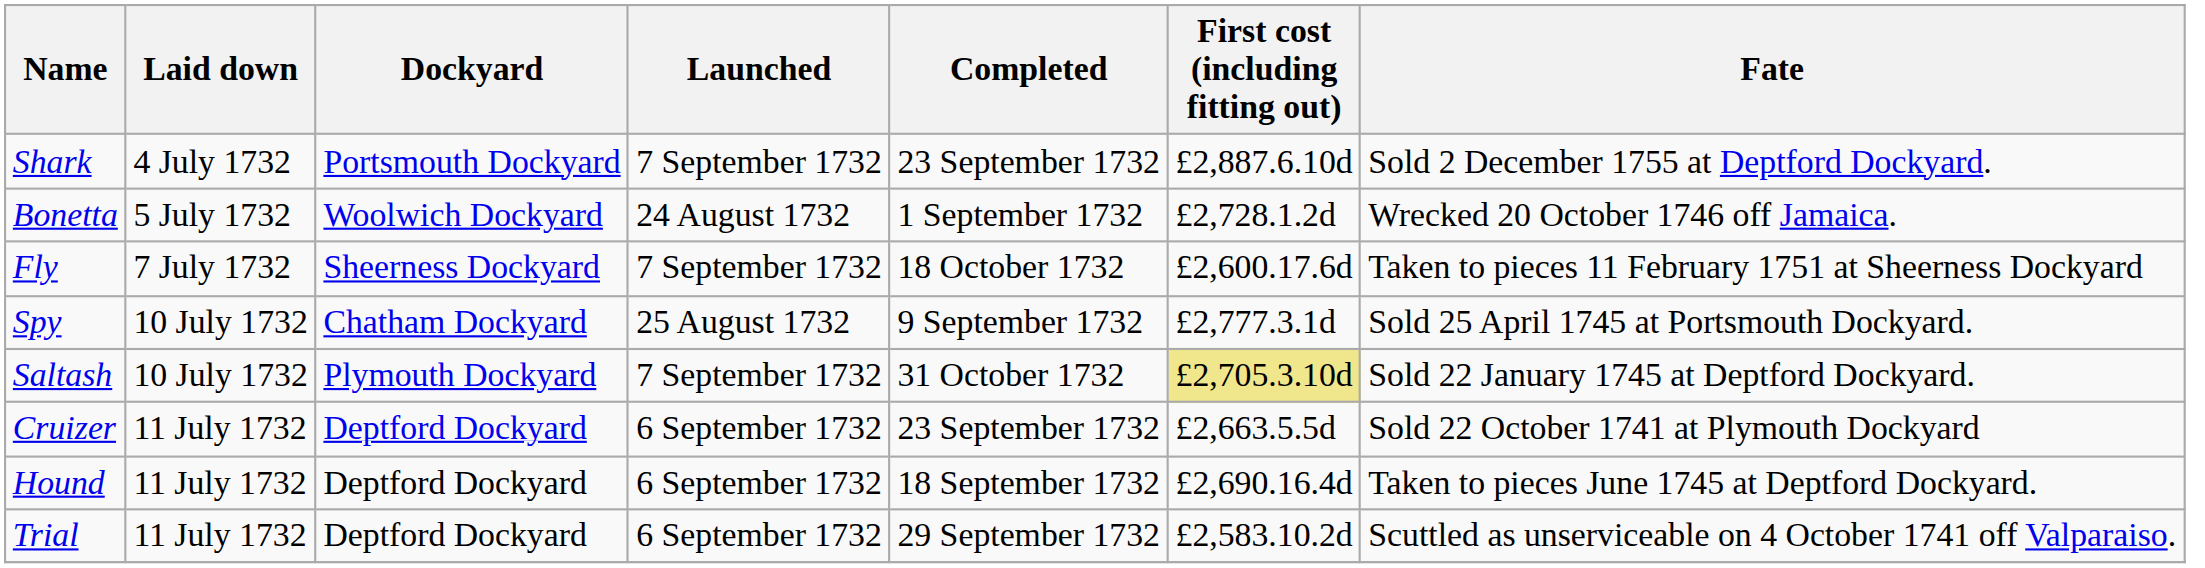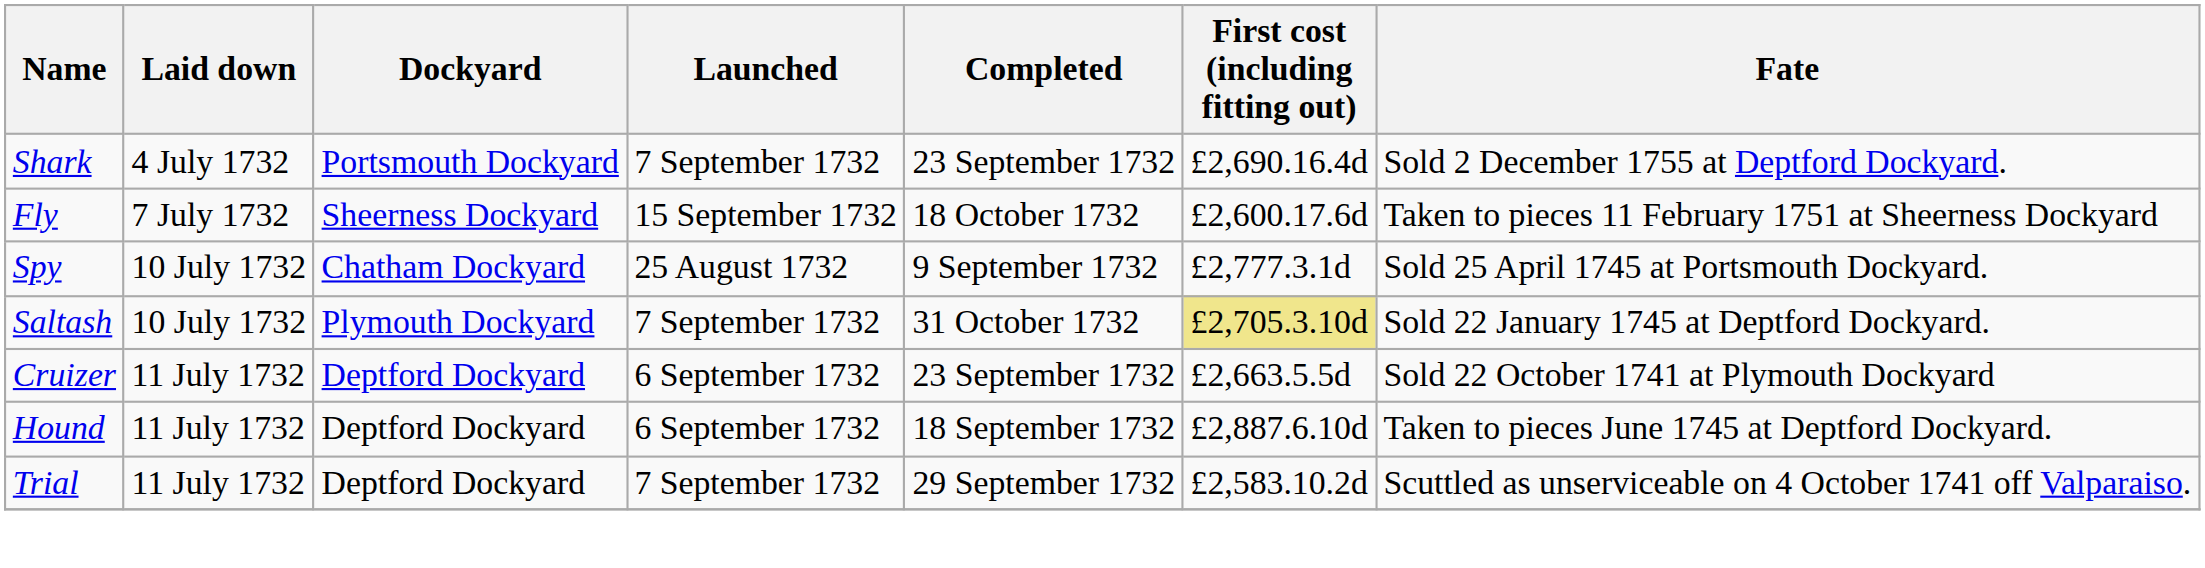(1264, 160) £2,887.6.10d -> (1279, 160) £2,690.16.4d
- row: (65, 214)
(759, 267) 7 September 1732 -> (766, 214) 15 September 1732
(1264, 482) £2,690.16.4d -> (1279, 428) £2,887.6.10d
(759, 535) 6 September 1732 -> (757, 482) 7 September 1732
